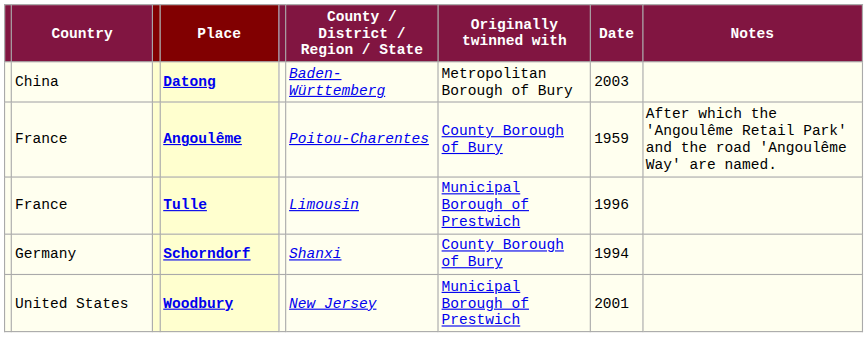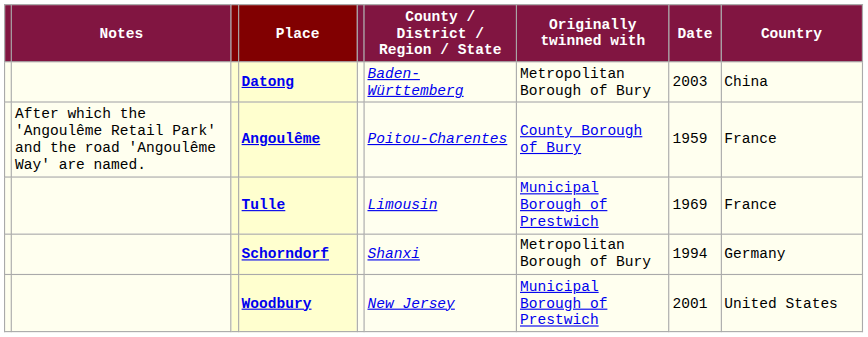columns swapped: (82, 33) <-> (752, 33)
(612, 205) 1996 -> (690, 205) 1969
(503, 254) County Borough of Bury -> (586, 254) Metropolitan Borough of Bury
